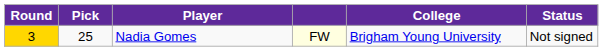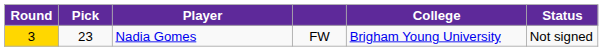(85, 36) 25 -> (85, 36) 23
(320, 36) lightyellow background -> (320, 36) no background
